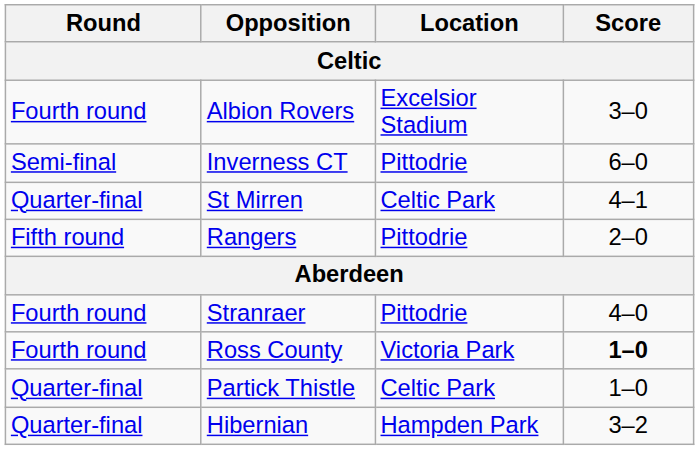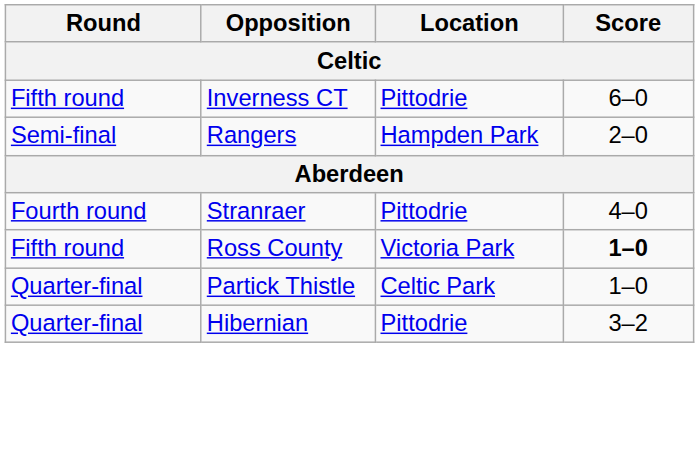- row: (281, 111)
(64, 162) Semi-final -> (67, 98) Fifth round
- row: (255, 200)
(67, 237) Fifth round -> (64, 135) Semi-final
(424, 237) Pittodrie -> (459, 135) Hampden Park
(79, 350) Fourth round -> (67, 248) Fifth round
(459, 425) Hampden Park -> (424, 323) Pittodrie
